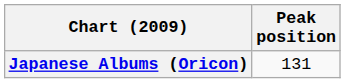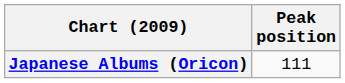(296, 65) 131 -> (296, 65) 111
